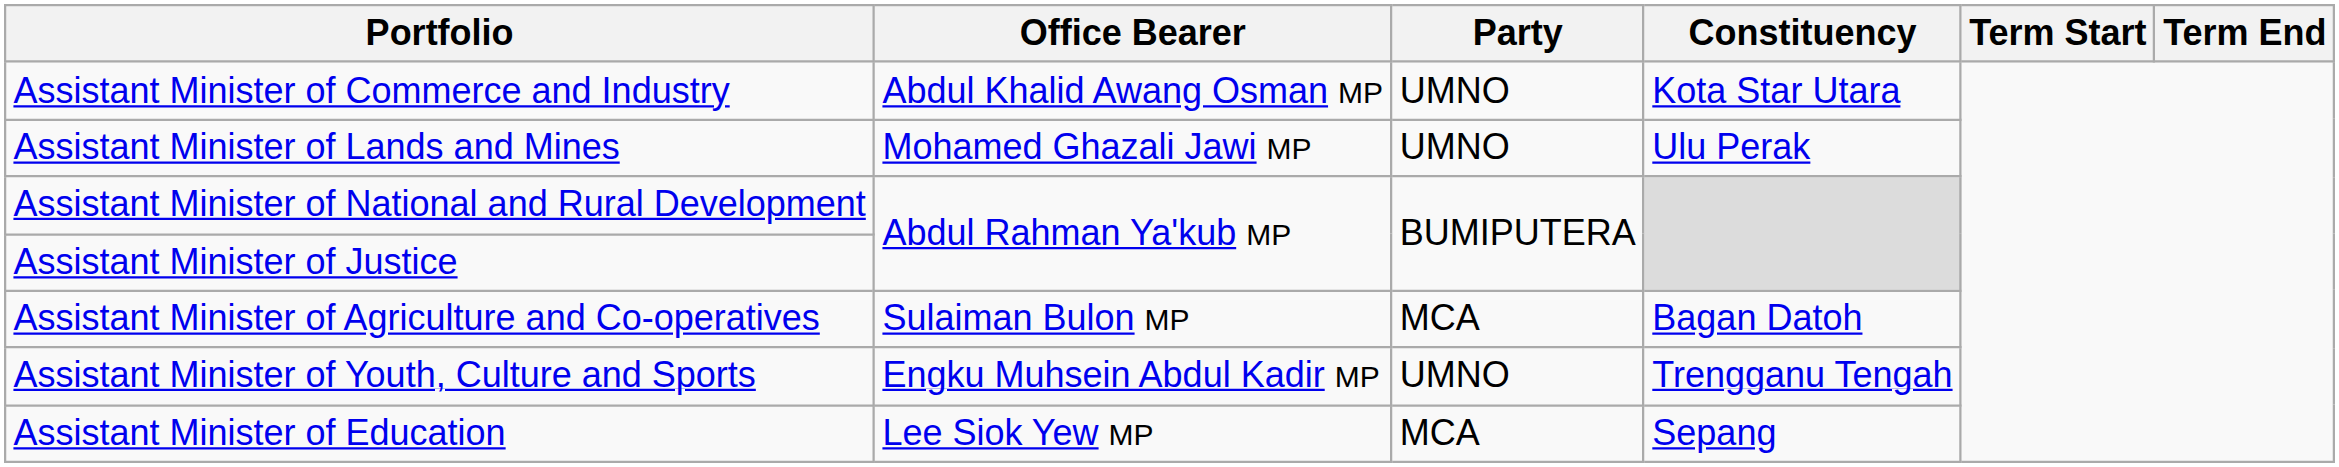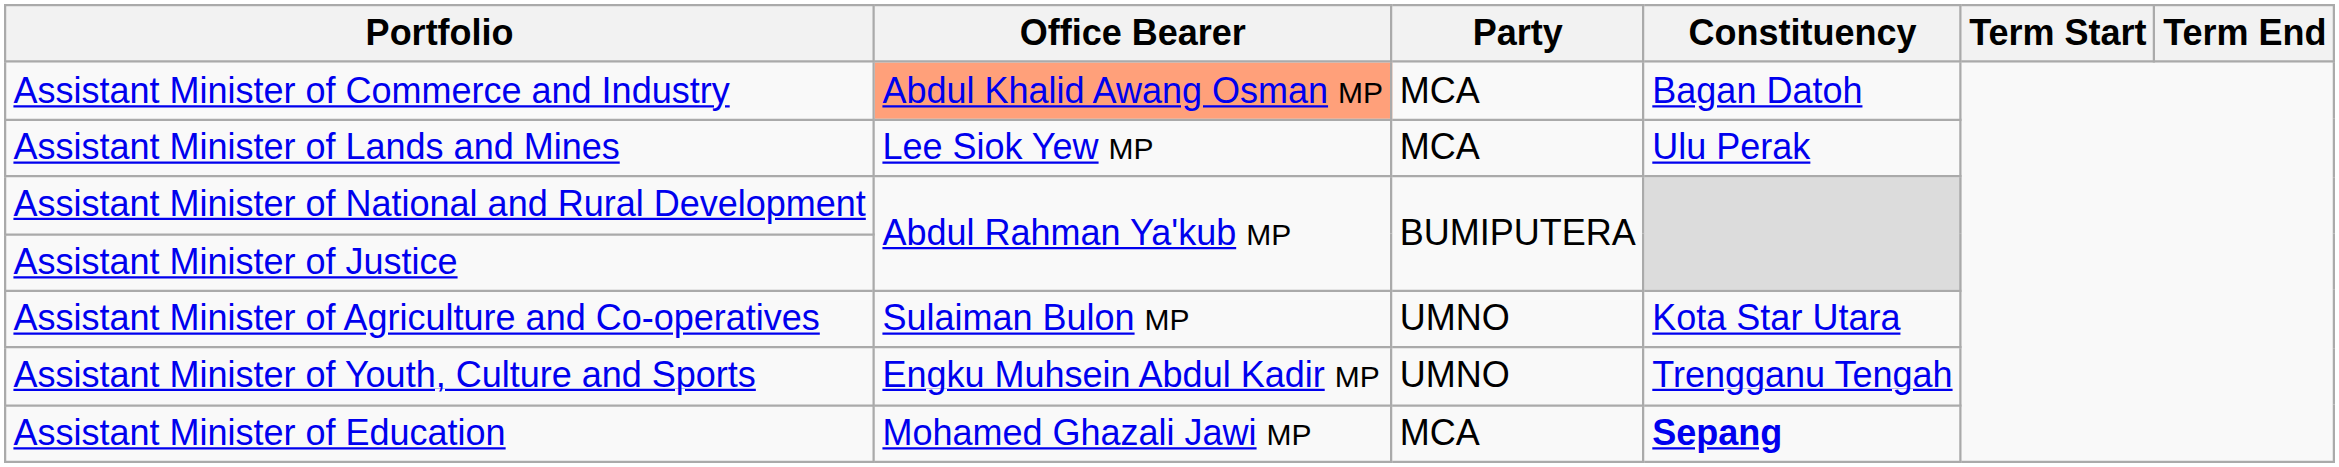(1133, 90) no background -> (1133, 90) lightsalmon background
(1455, 90) UMNO -> (1440, 90) MCA
(1776, 90) Kota Star Utara -> (1757, 90) Bagan Datoh
(1097, 147) Mohamed Ghazali Jawi MP -> (1018, 147) Lee Siok Yew MP
(1455, 147) UMNO -> (1440, 147) MCA
(1440, 318) MCA -> (1455, 318) UMNO
(1757, 318) Bagan Datoh -> (1776, 318) Kota Star Utara
(1018, 432) Lee Siok Yew MP -> (1097, 432) Mohamed Ghazali Jawi MP
(1714, 432) normal -> (1717, 432) bold
